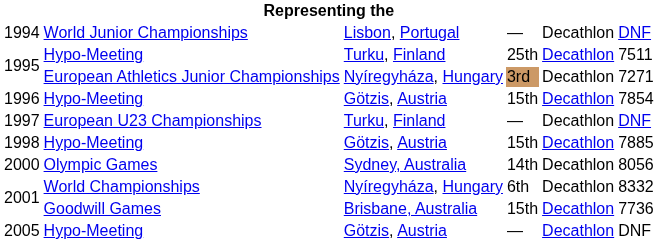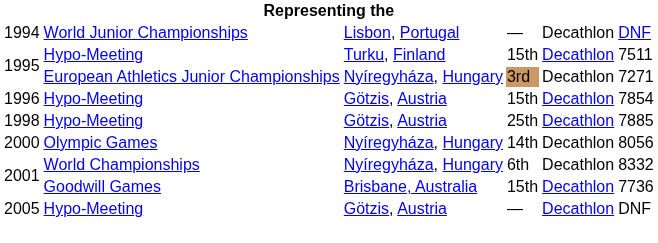(523, 54) 25th -> (523, 54) 15th
- row: (22, 120)
(523, 142) 15th -> (523, 120) 25th
(405, 164) Sydney, Australia -> (423, 142) Nyíregyháza, Hungary
